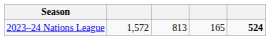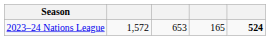(180, 27) 813 -> (180, 27) 653
